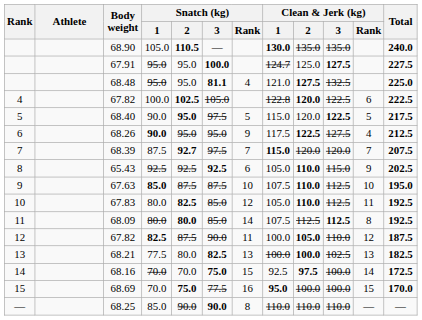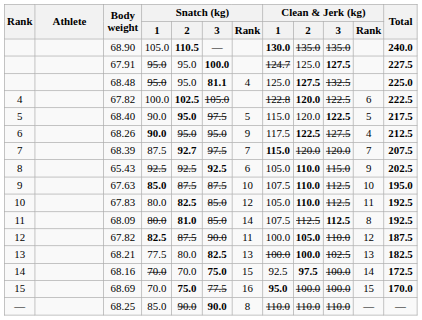(278, 82) 121.0 -> (278, 82) 125.0
(187, 220) 80.0 -> (187, 220) 81.0
